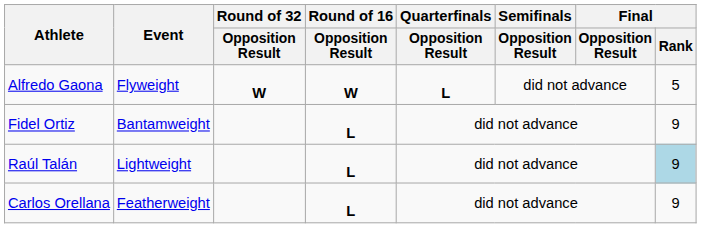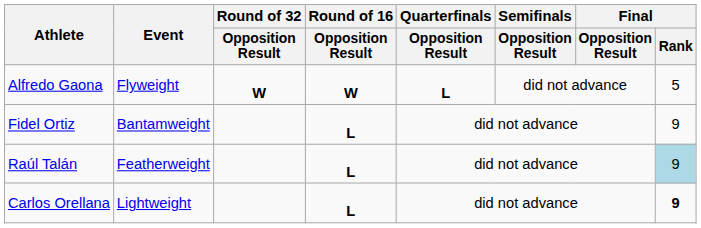(154, 164) Lightweight -> (163, 164) Featherweight
(163, 204) Featherweight -> (154, 204) Lightweight
(676, 204) normal -> (676, 204) bold
